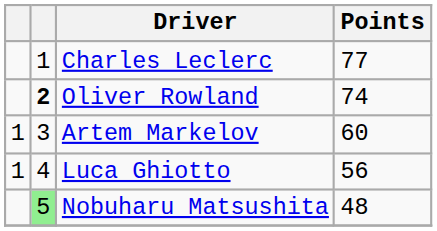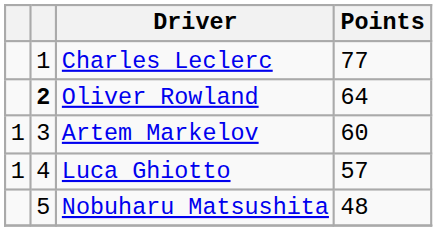(354, 97) 74 -> (354, 97) 64
(354, 171) 56 -> (354, 171) 57
(43, 208) lightgreen background -> (43, 208) no background
